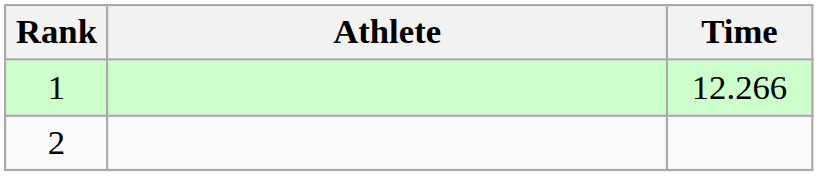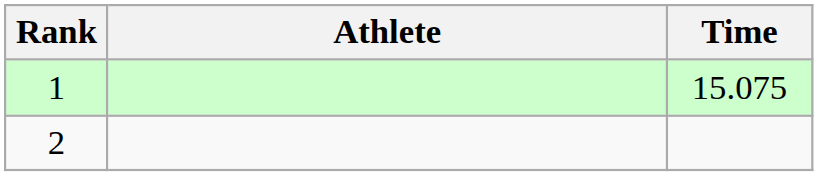(739, 87) 12.266 -> (739, 87) 15.075
